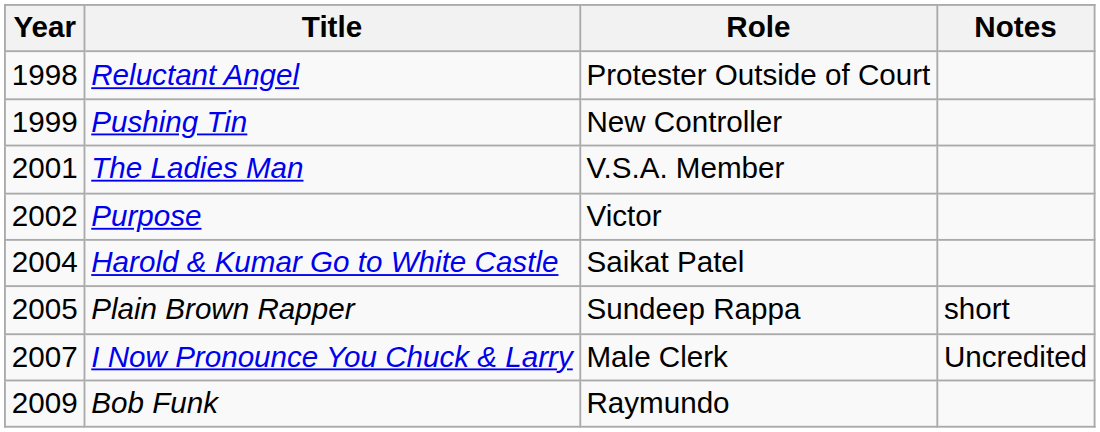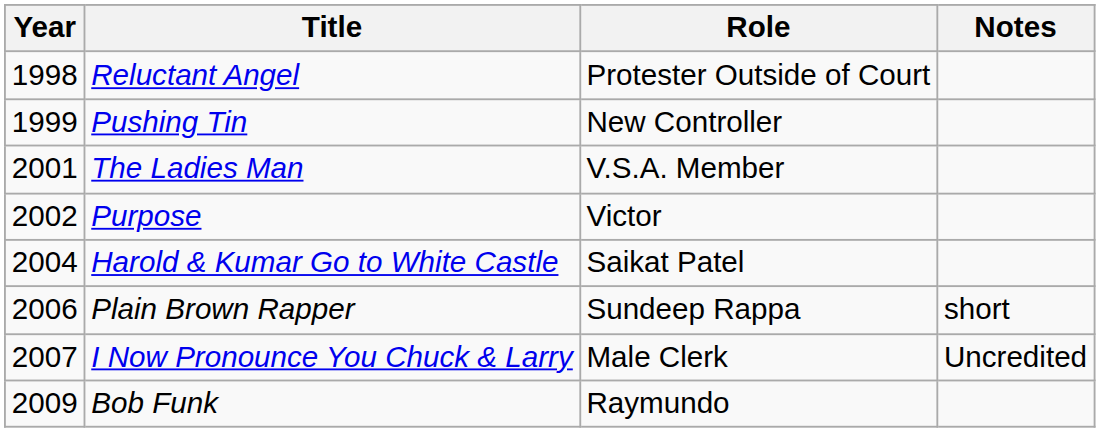(45, 309) 2005 -> (45, 309) 2006
